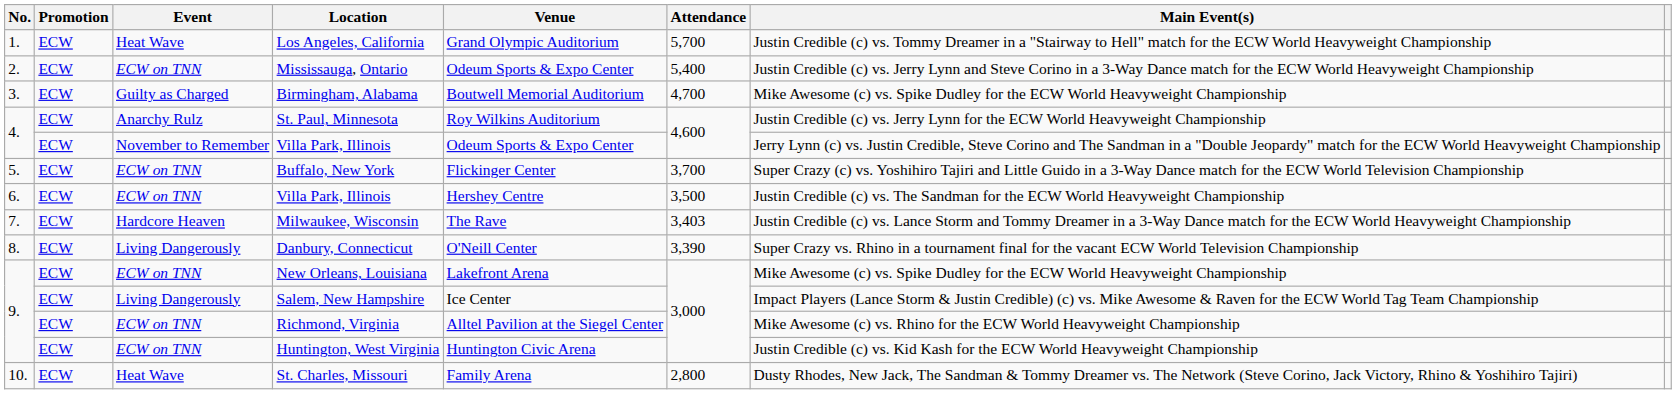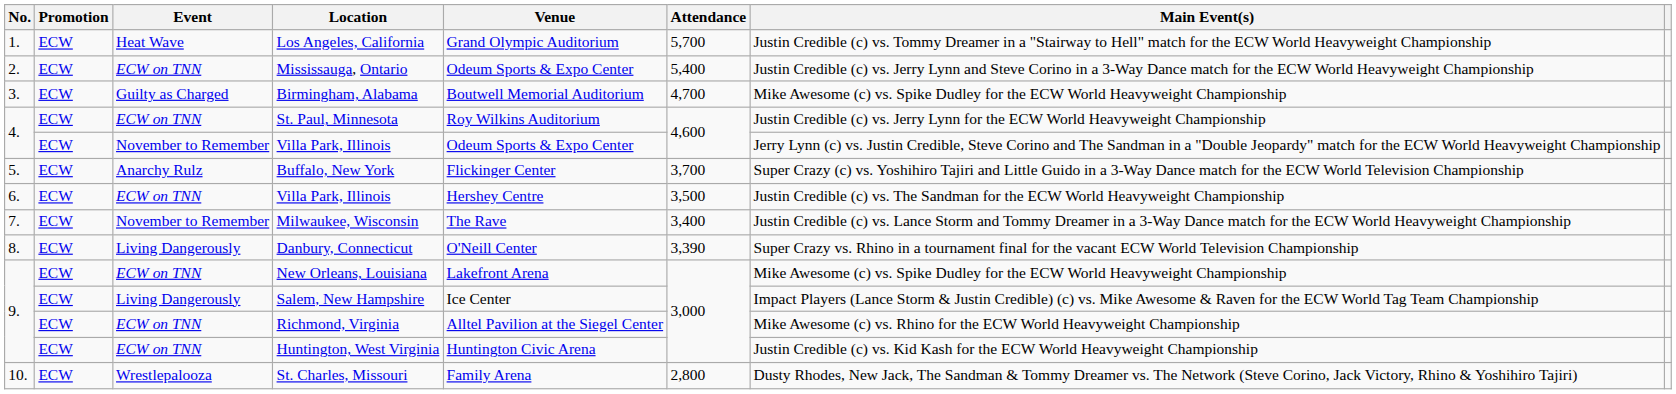(159, 119) Anarchy Rulz -> (159, 119) ECW on TNN
(159, 170) ECW on TNN -> (159, 170) Anarchy Rulz
(170, 221) Hardcore Heaven -> (193, 221) November to Remember
(688, 221) 3,403 -> (688, 221) 3,400
(150, 374) Heat Wave -> (164, 374) Wrestlepalooza
